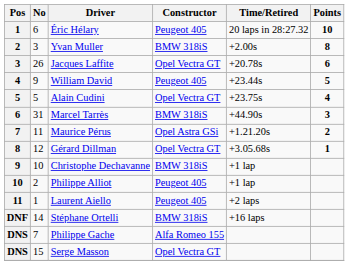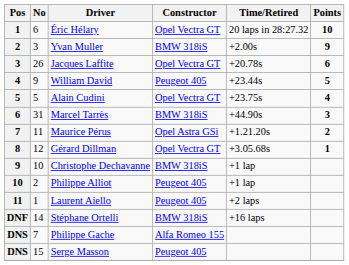(181, 29) Peugeot 405 -> (188, 29) Opel Vectra GT
(327, 47) 8 -> (327, 47) 9
(188, 252) Opel Vectra GT -> (181, 252) Peugeot 405
